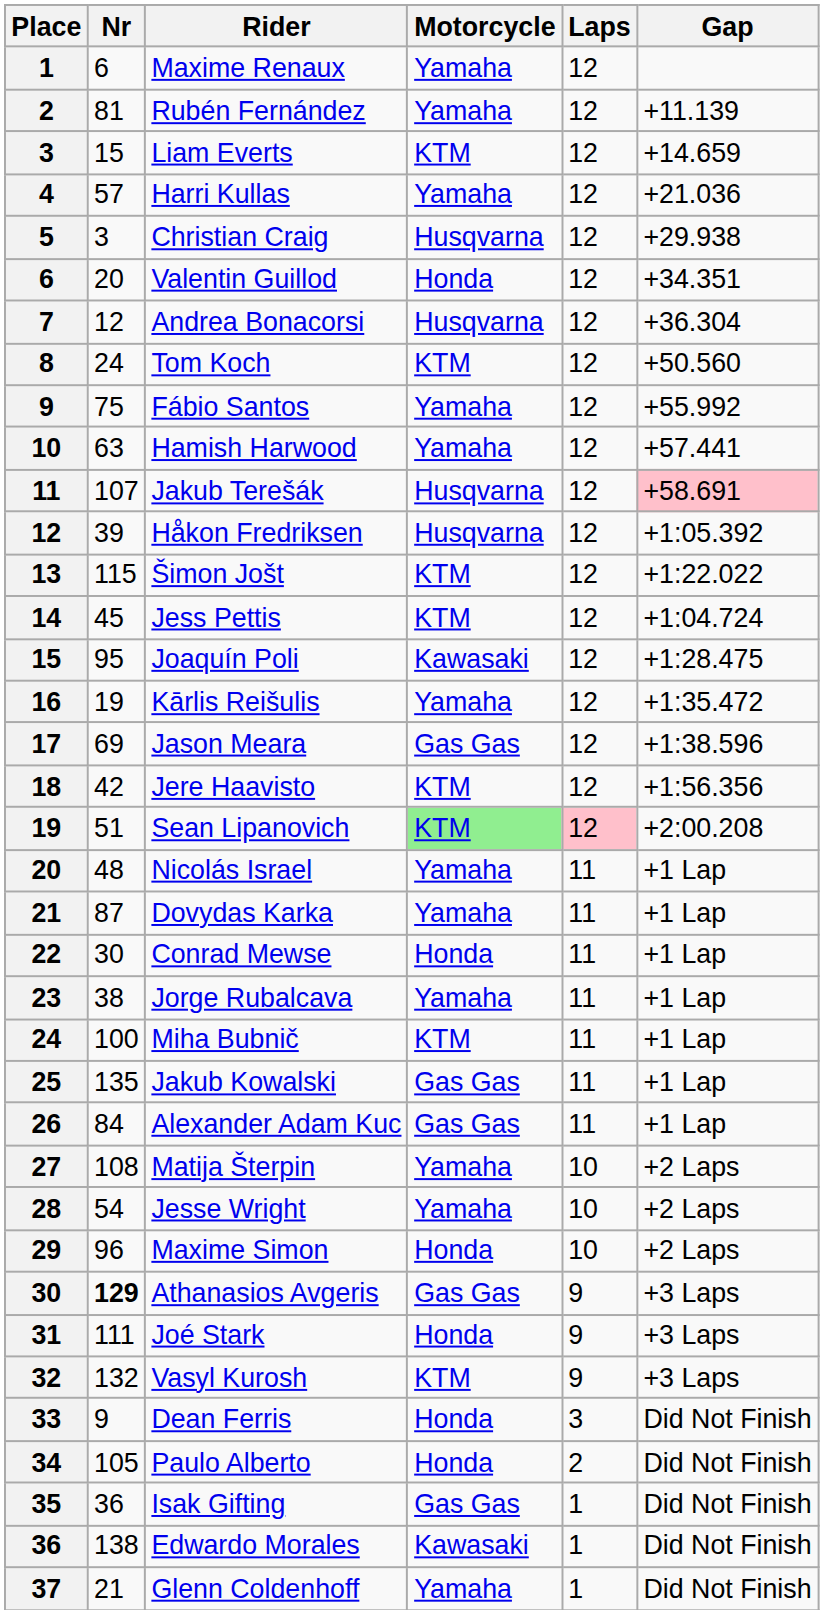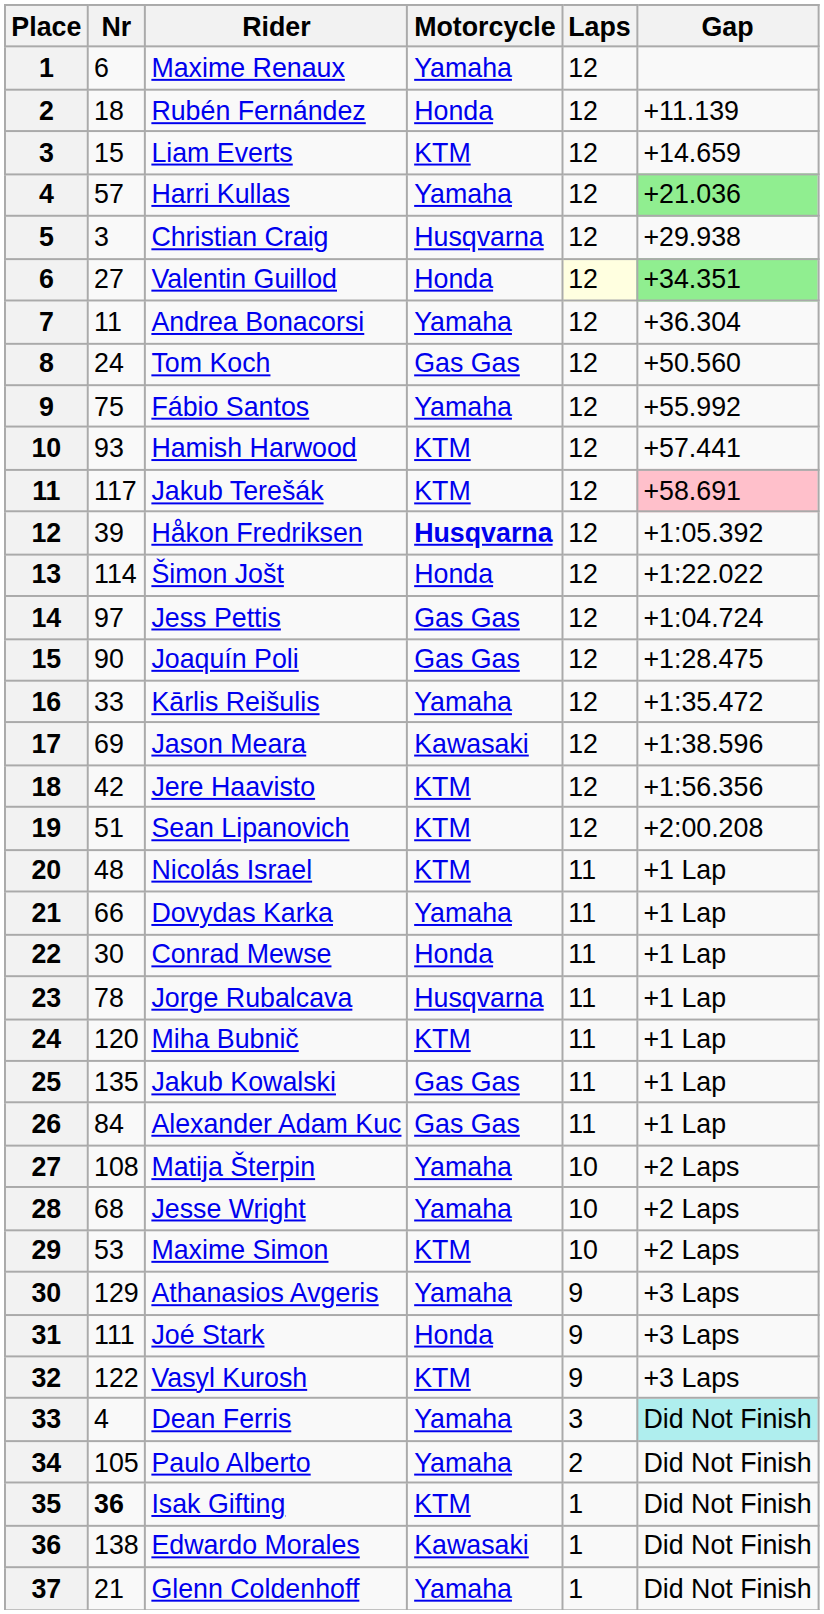(109, 110) 81 -> (109, 110) 18
(463, 110) Yamaha -> (454, 110) Honda
(692, 195) no background -> (692, 195) lightgreen background
(109, 279) 20 -> (109, 279) 27
(583, 279) no background -> (583, 279) lightyellow background
(692, 279) no background -> (692, 279) lightgreen background
(109, 321) 12 -> (108, 321) 11
(479, 321) Husqvarna -> (463, 321) Yamaha
(442, 364) KTM -> (467, 364) Gas Gas
(109, 448) 63 -> (109, 448) 93
(463, 448) Yamaha -> (442, 448) KTM
(116, 490) 107 -> (115, 490) 117
(479, 490) Husqvarna -> (442, 490) KTM
(479, 532) normal -> (483, 532) bold
(115, 575) 115 -> (115, 575) 114
(442, 575) KTM -> (454, 575) Honda
(109, 617) 45 -> (109, 617) 97
(442, 617) KTM -> (467, 617) Gas Gas
(109, 659) 95 -> (109, 659) 90
(471, 659) Kawasaki -> (467, 659) Gas Gas
(109, 701) 19 -> (109, 701) 33
(467, 744) Gas Gas -> (471, 744) Kawasaki
(442, 828) lightgreen background -> (442, 828) no background
(583, 828) pink background -> (583, 828) no background
(463, 870) Yamaha -> (442, 870) KTM
(109, 913) 87 -> (109, 913) 66
(109, 997) 38 -> (109, 997) 78
(463, 997) Yamaha -> (479, 997) Husqvarna
(116, 1039) 100 -> (116, 1039) 120
(109, 1208) 54 -> (109, 1208) 68
(109, 1250) 96 -> (109, 1250) 53
(454, 1250) Honda -> (442, 1250) KTM
(116, 1293) bold -> (116, 1293) normal
(467, 1293) Gas Gas -> (463, 1293) Yamaha
(116, 1377) 132 -> (116, 1377) 122
(101, 1419) 9 -> (101, 1419) 4
(454, 1419) Honda -> (463, 1419) Yamaha
(728, 1419) no background -> (728, 1419) paleturquoise background
(454, 1462) Honda -> (463, 1462) Yamaha
(109, 1504) normal -> (109, 1504) bold
(467, 1504) Gas Gas -> (442, 1504) KTM
